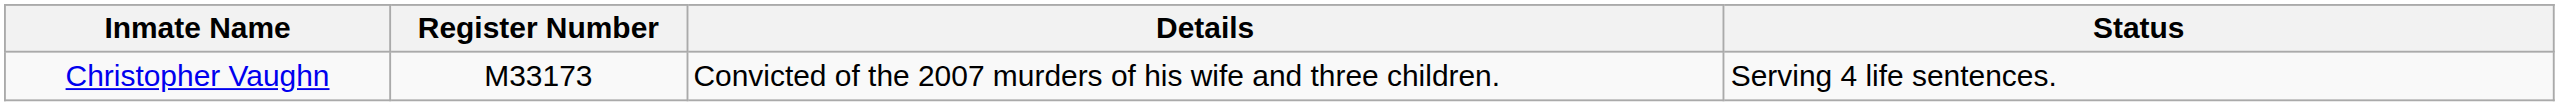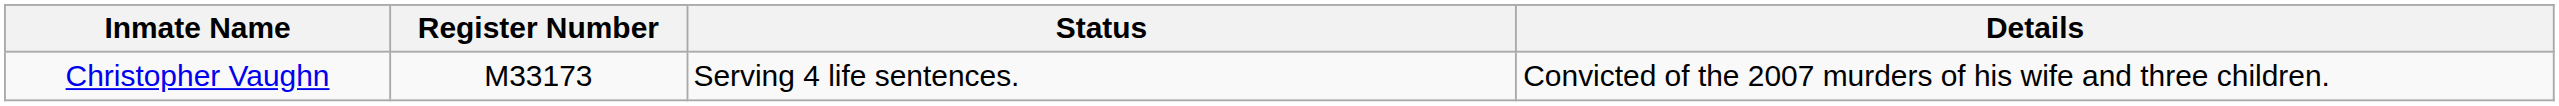columns swapped: (2139, 28) <-> (1205, 28)
